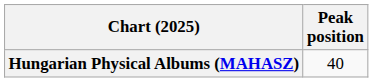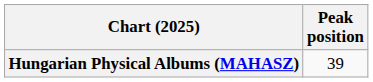(335, 63) 40 -> (335, 63) 39
